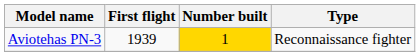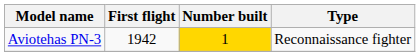(142, 39) 1939 -> (142, 39) 1942
